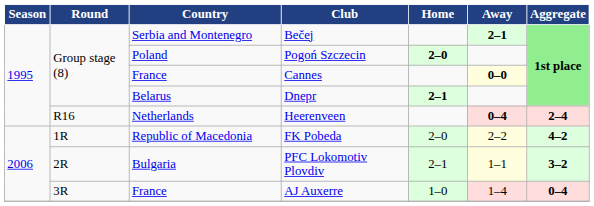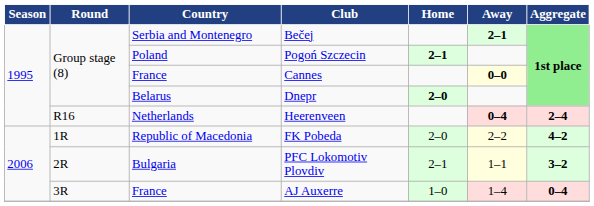(438, 55) 2–0 -> (438, 55) 2–1
(438, 95) 2–1 -> (438, 95) 2–0
